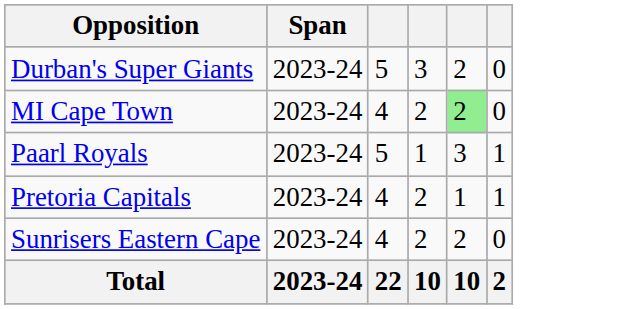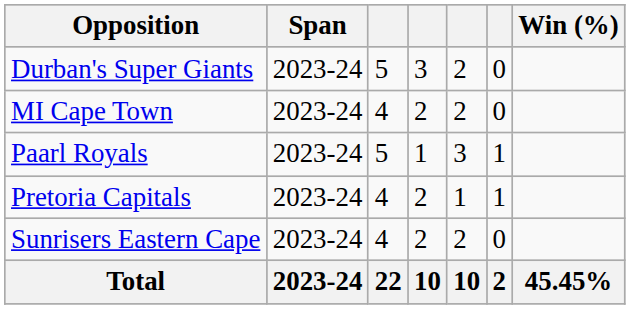+ column: (569, 25)
(460, 111) lightgreen background -> (460, 111) no background
